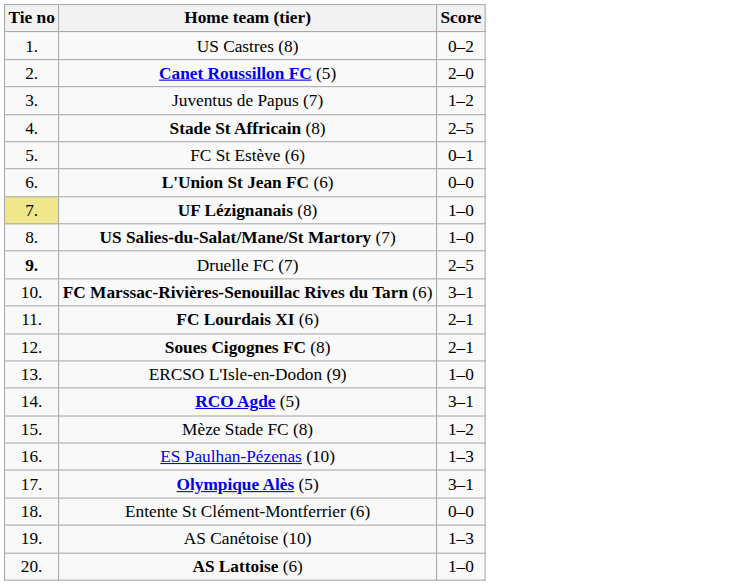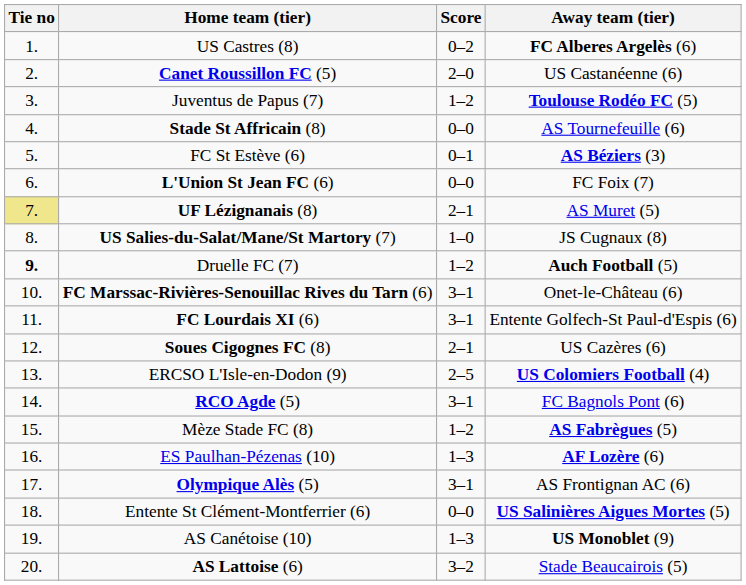+ column: (613, 18)
(461, 127) 2–5 -> (461, 127) 0–0
(461, 210) 1–0 -> (461, 210) 2–1
(461, 264) 2–5 -> (461, 264) 1–2
(461, 319) 2–1 -> (461, 319) 3–1
(461, 374) 1–0 -> (461, 374) 2–5
(461, 566) 1–0 -> (461, 566) 3–2
